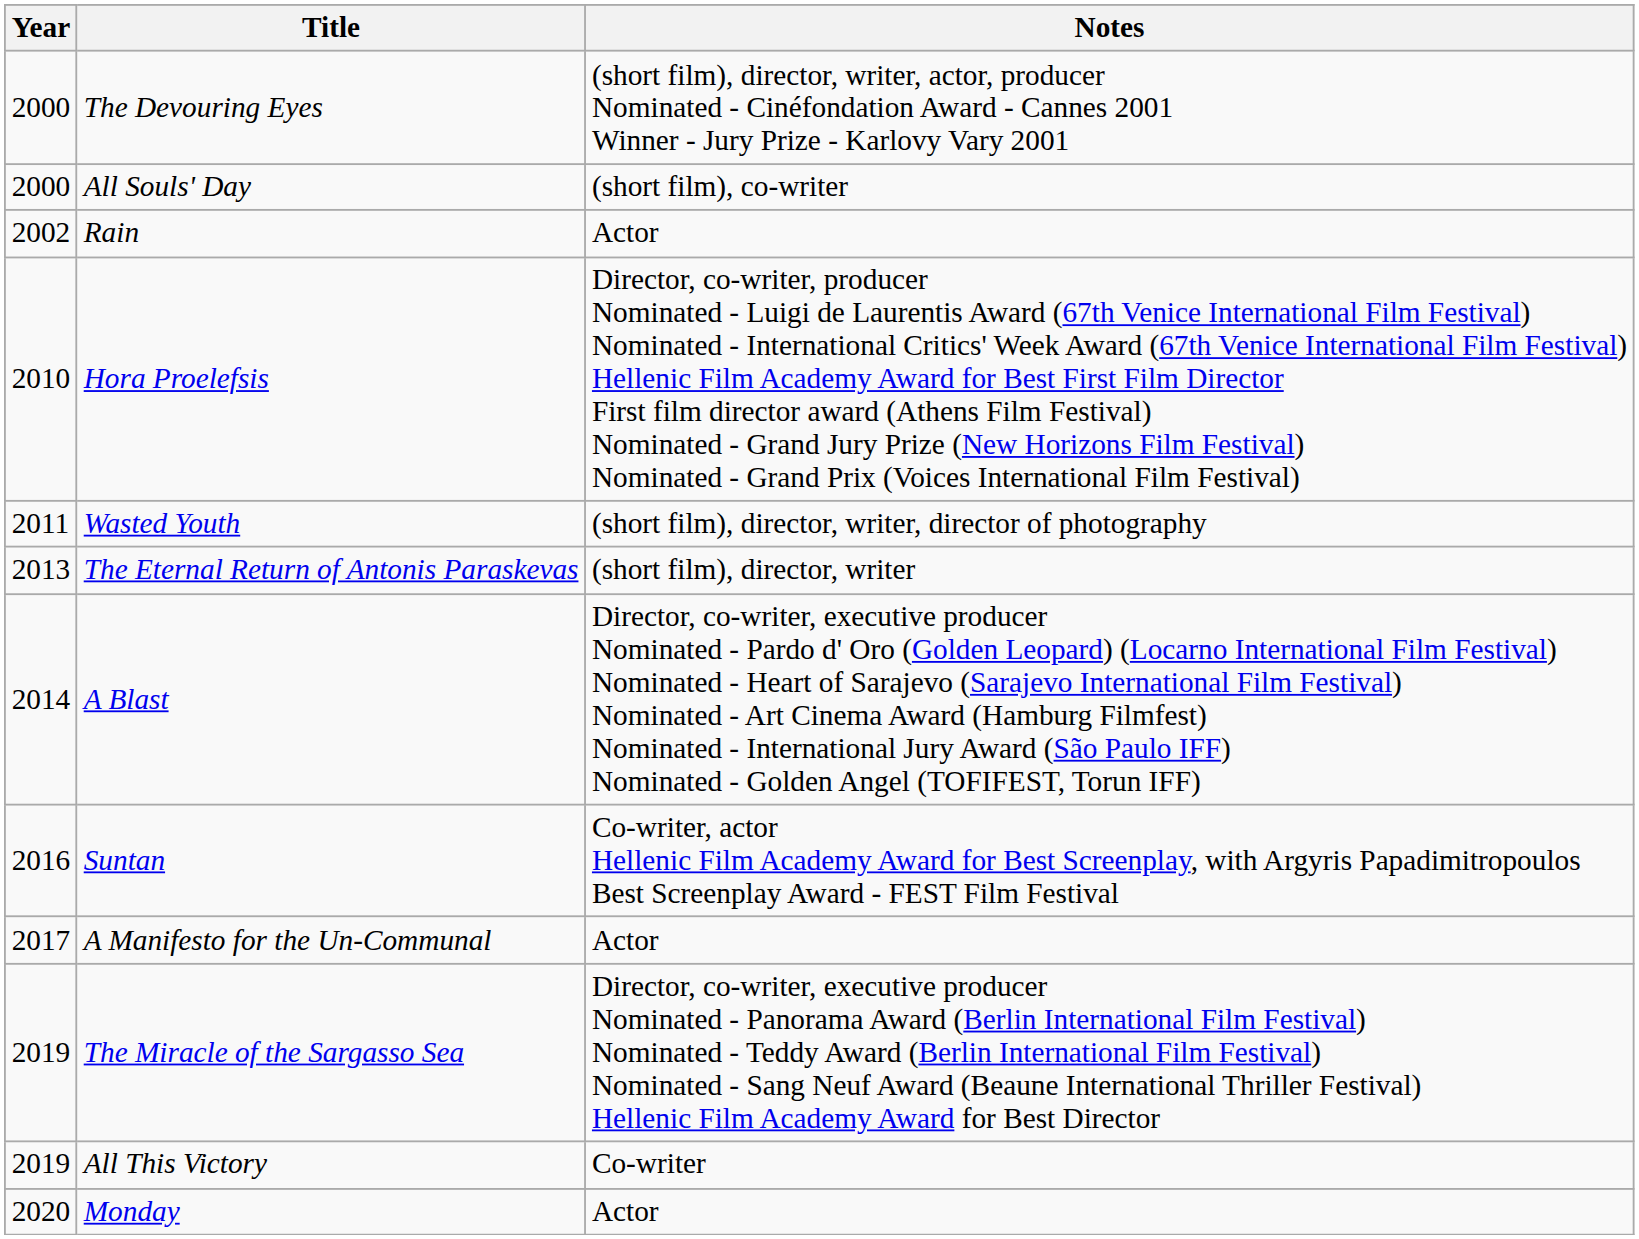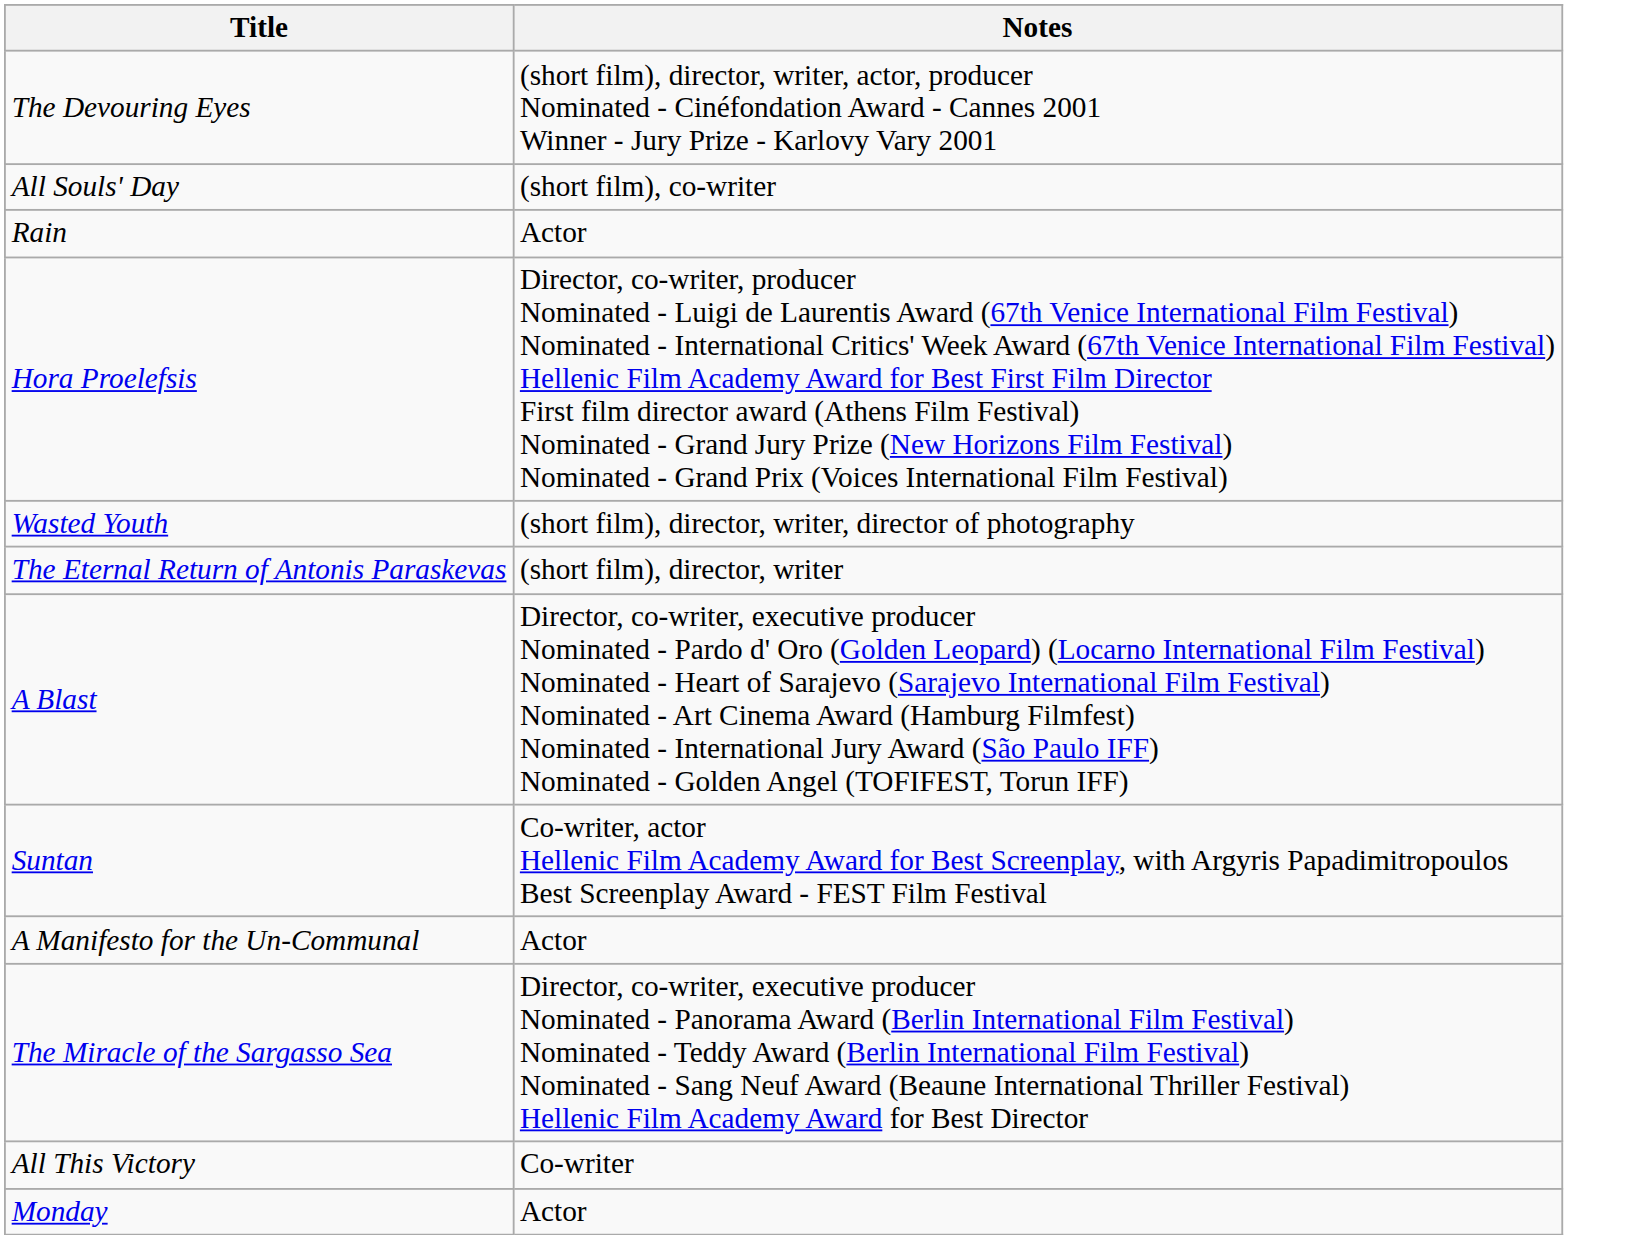- column: (41, 27)
